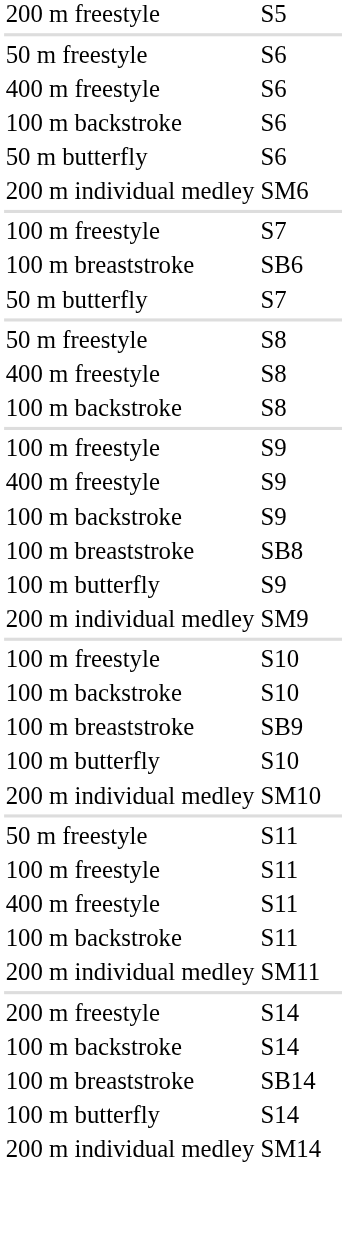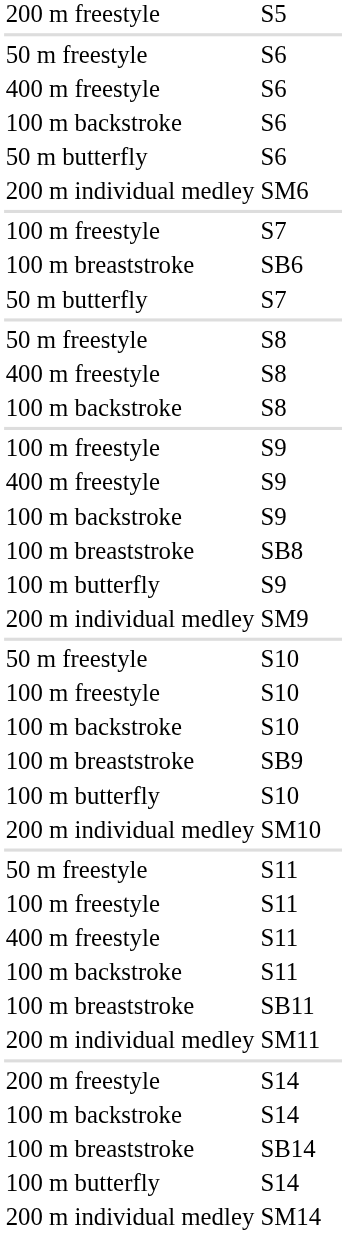+ row: (77, 659)
+ row: (100, 1006)
